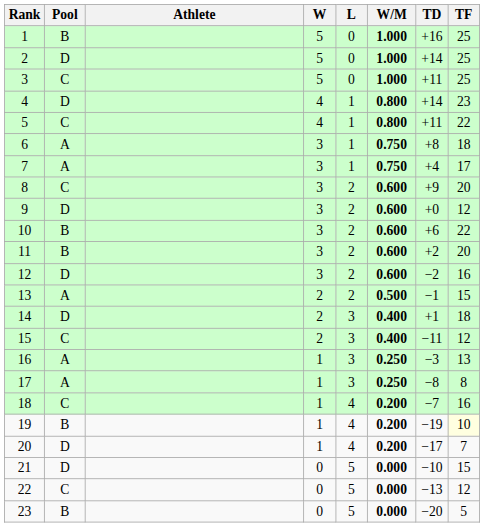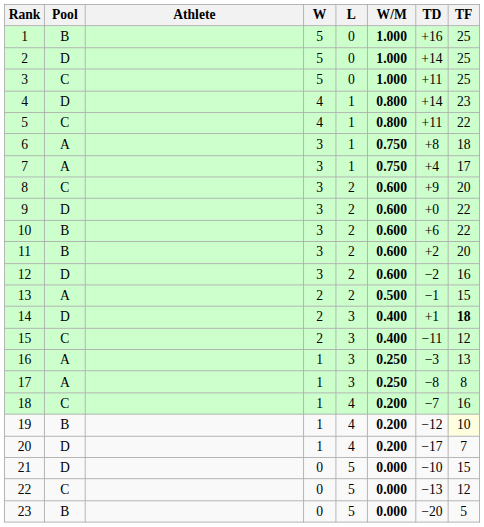(464, 209) 12 -> (464, 209) 22
(464, 317) normal -> (464, 317) bold
(432, 425) −19 -> (432, 425) −12
